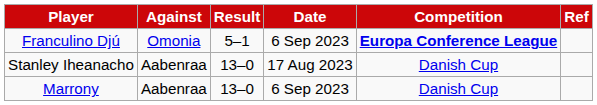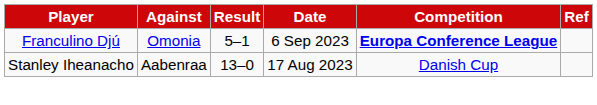- row: (71, 89)
